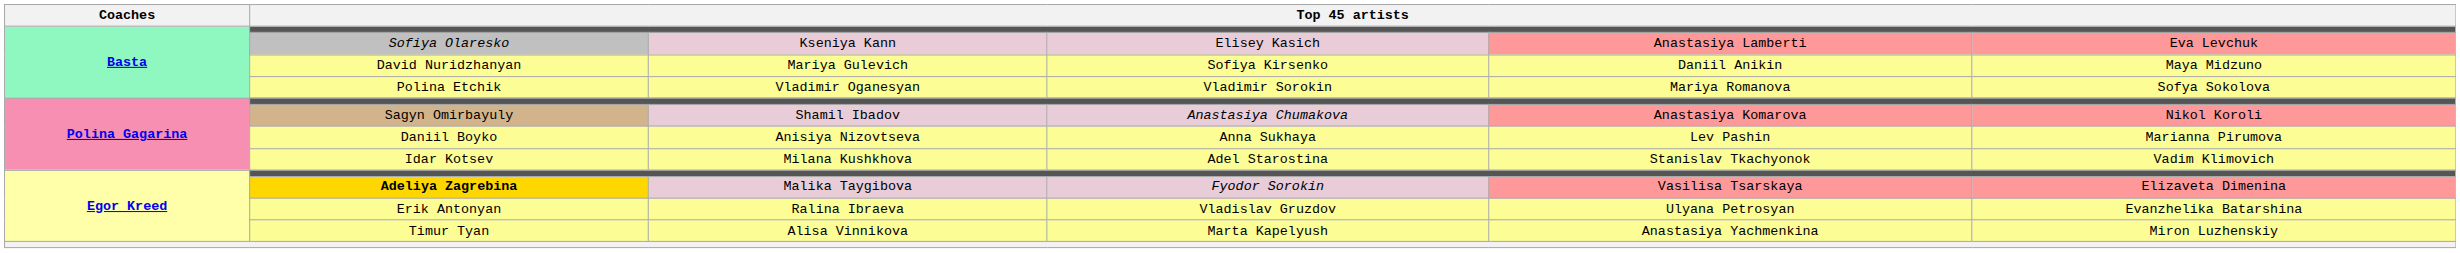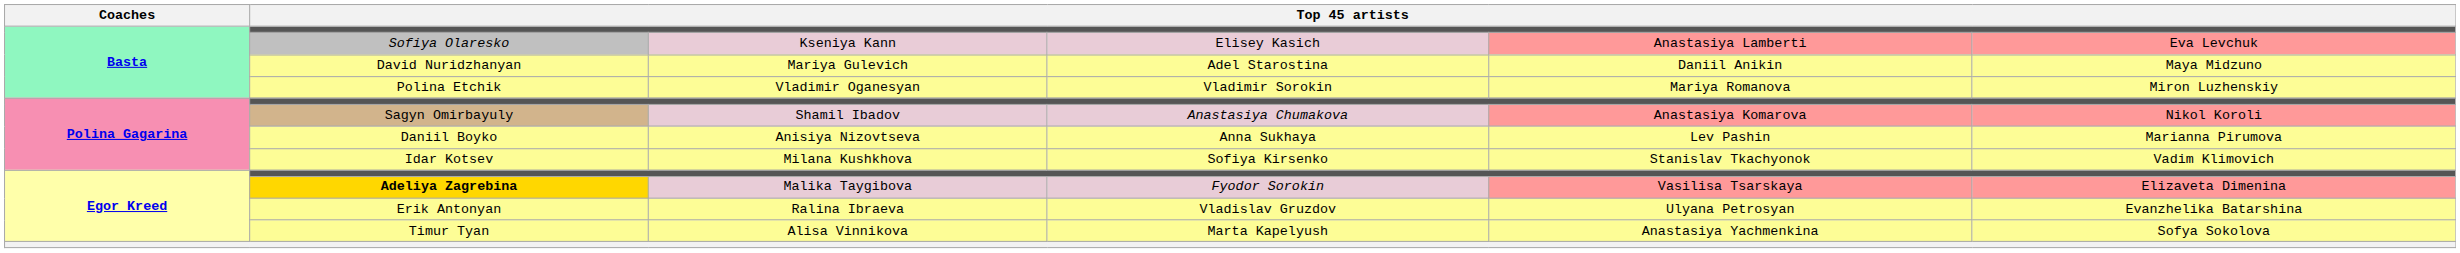(1268, 65) Sofiya Kirsenko -> (1268, 65) Adel Starostina
(2214, 87) Sofya Sokolova -> (2214, 87) Miron Luzhenskiy
(1268, 159) Adel Starostina -> (1268, 159) Sofiya Kirsenko
(2214, 231) Miron Luzhenskiy -> (2214, 231) Sofya Sokolova
